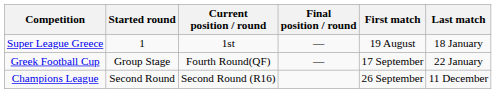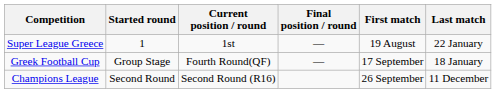(458, 43) 18 January -> (458, 43) 22 January
(458, 61) 22 January -> (458, 61) 18 January
